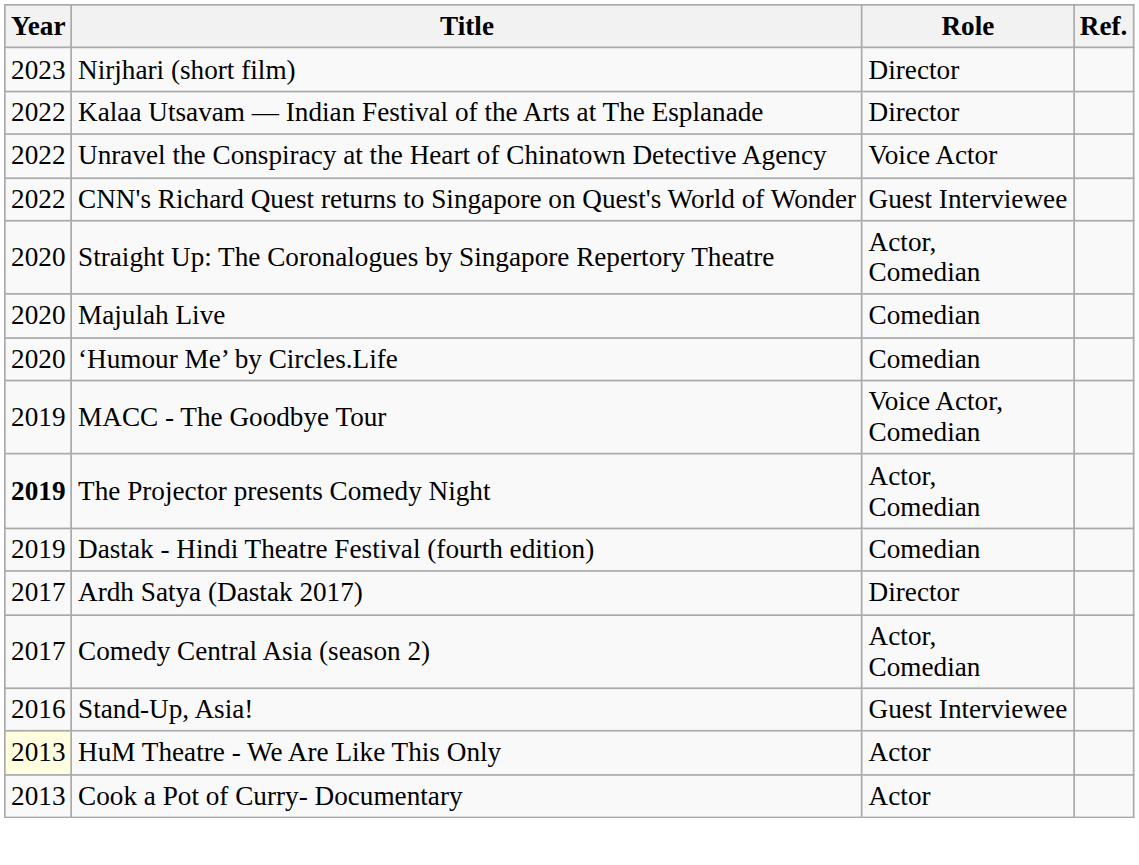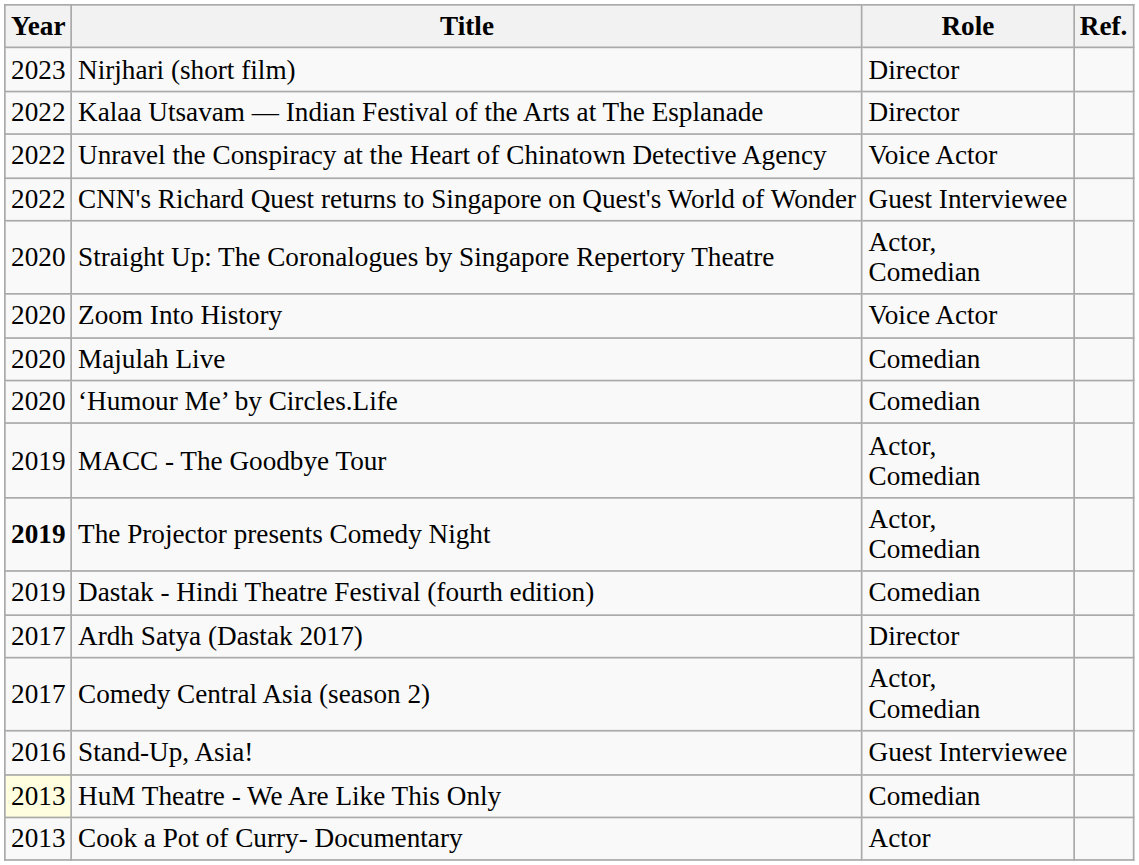+ row: (180, 315)
(936, 417) Voice Actor, Comedian -> (925, 460) Actor, Comedian
(900, 752) Actor -> (925, 795) Comedian
